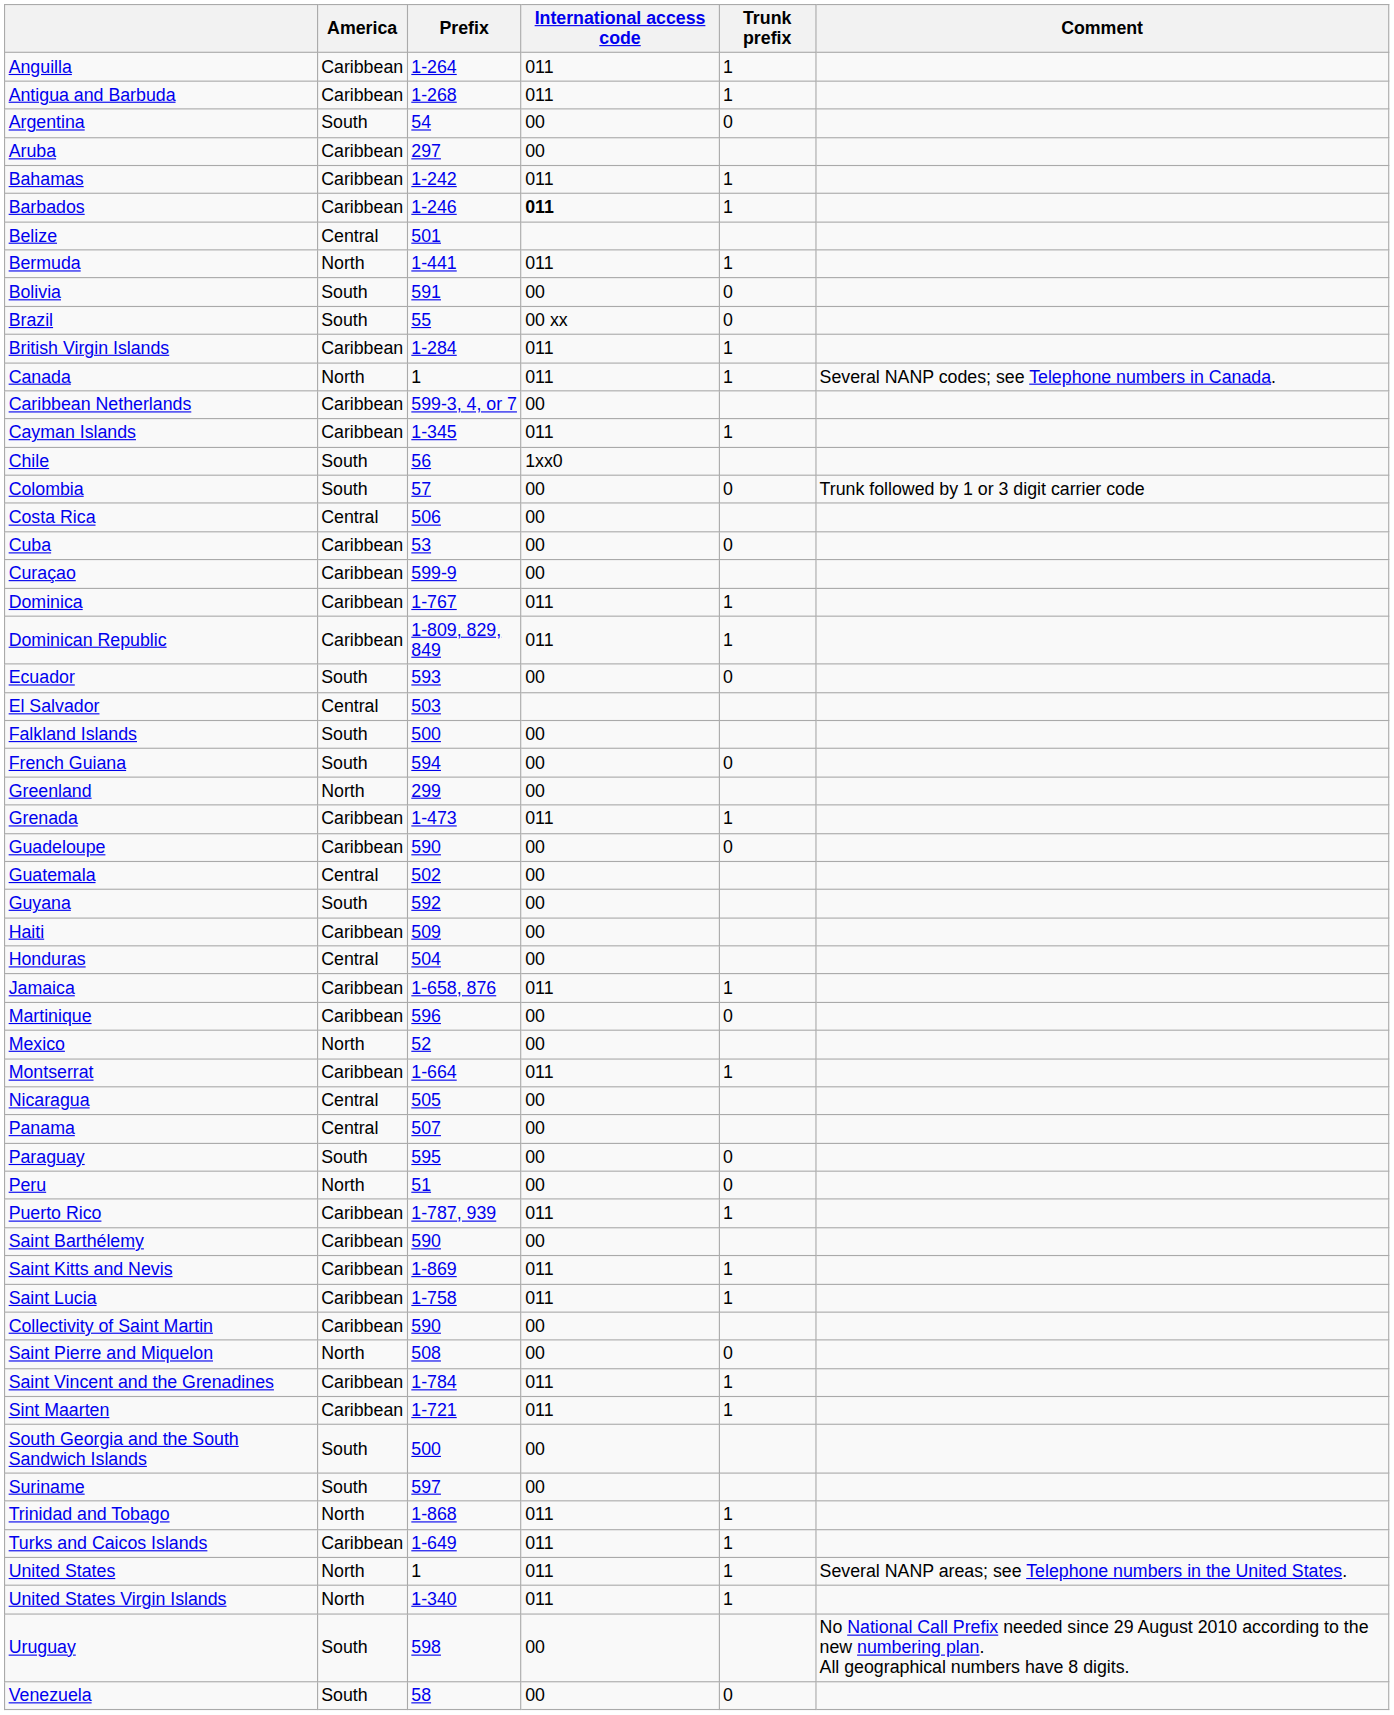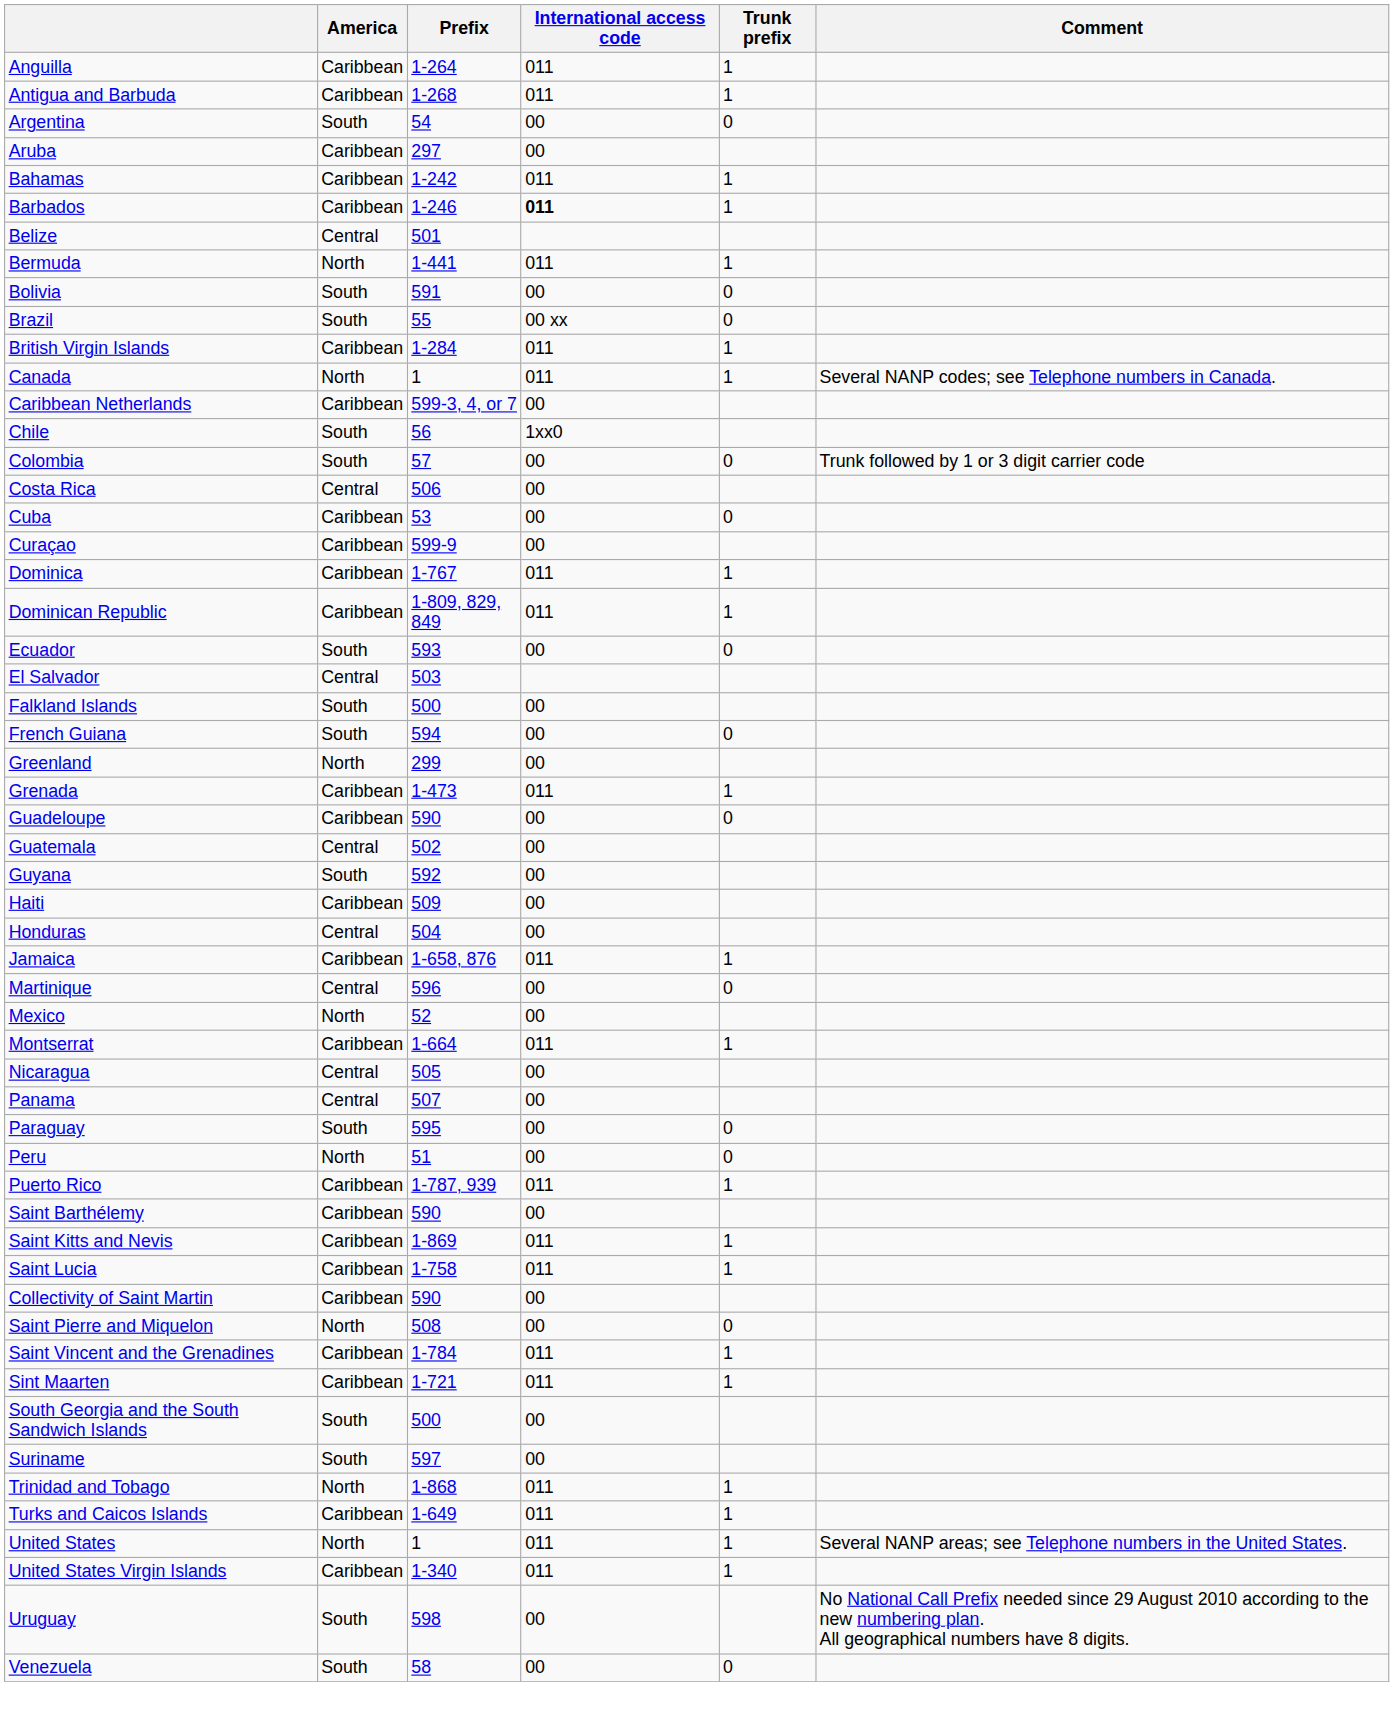- row: (72, 432)
(362, 1016) Caribbean -> (350, 988) Central
(343, 1599) North -> (362, 1571) Caribbean
